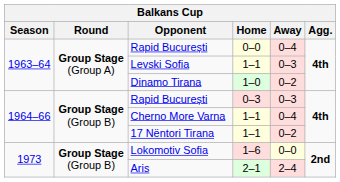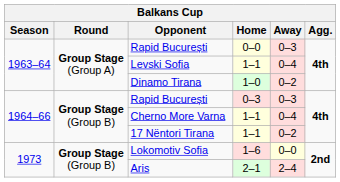(288, 47) 0–4 -> (288, 47) 0–3
(288, 64) 0–3 -> (288, 64) 0–4
